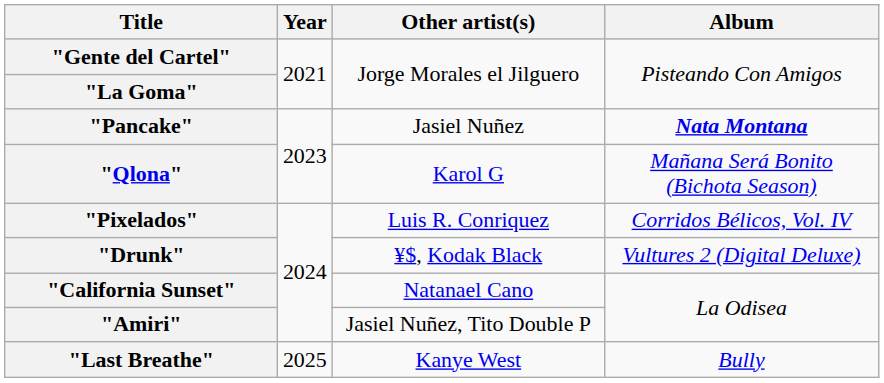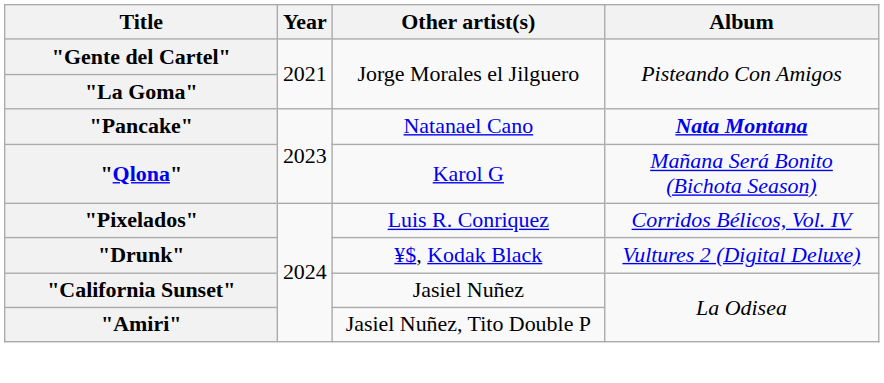(468, 126) Jasiel Nuñez -> (468, 126) Natanael Cano
(468, 289) Natanael Cano -> (468, 289) Jasiel Nuñez
- row: (141, 359)
